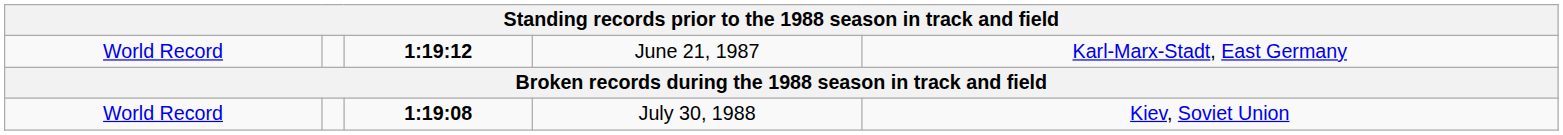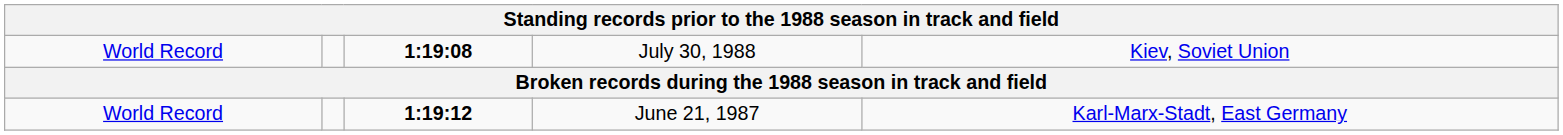rows swapped: (697, 51) <-> (697, 113)
